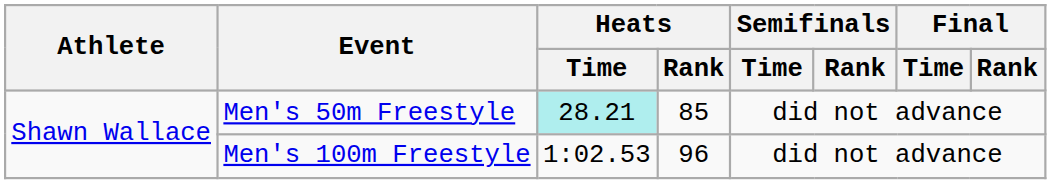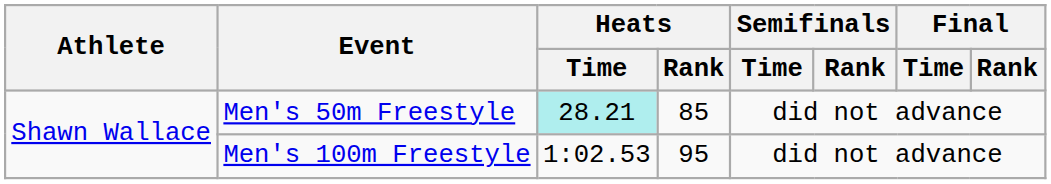(694, 155) 96 -> (694, 155) 95
